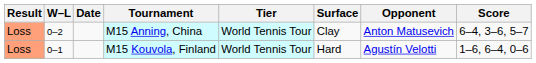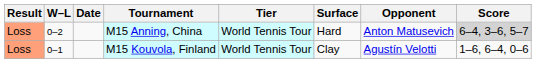(328, 31) Clay -> (329, 31) Hard
(494, 31) no background -> (494, 31) lightgrey background
(329, 49) Hard -> (328, 49) Clay
